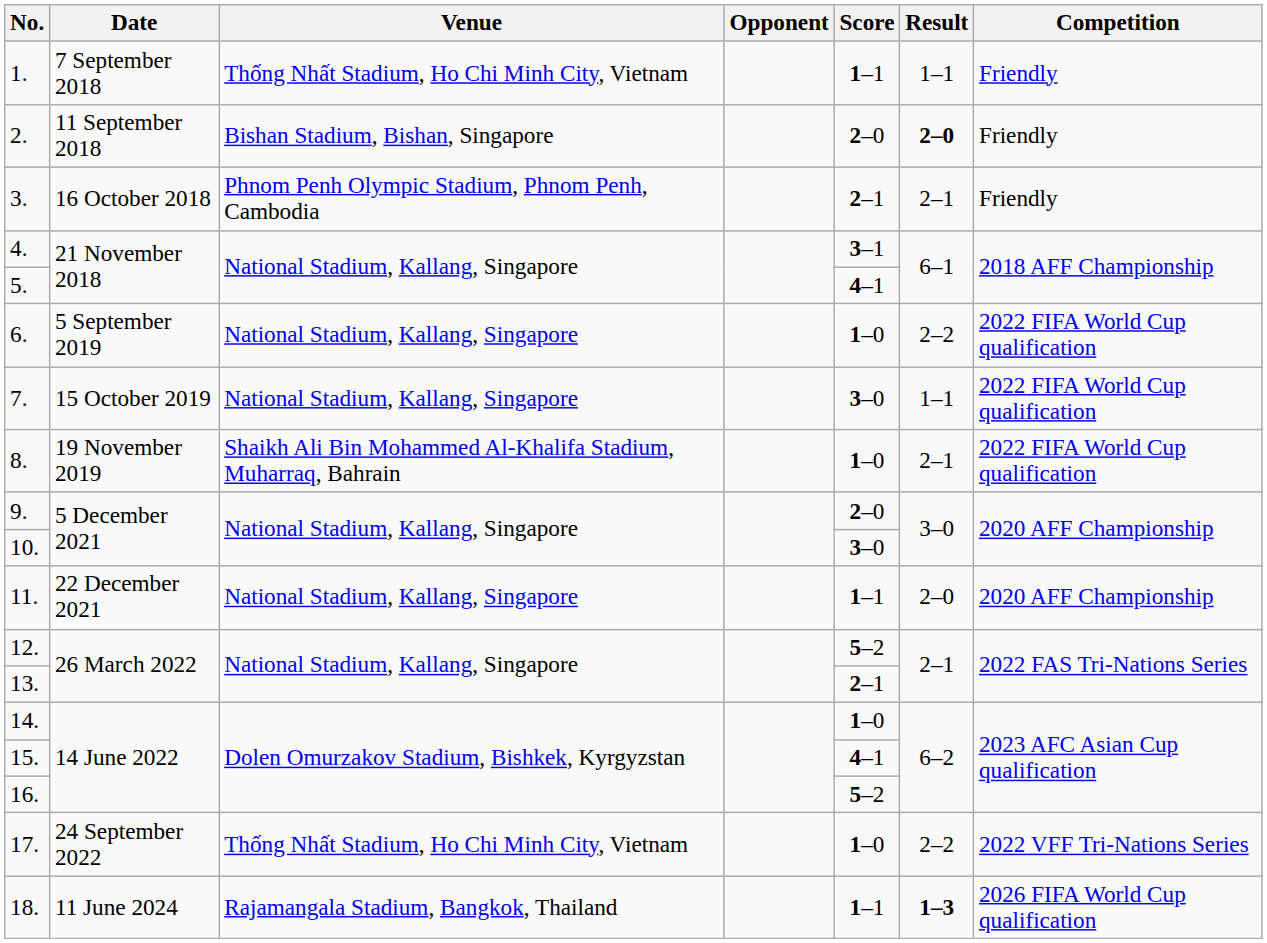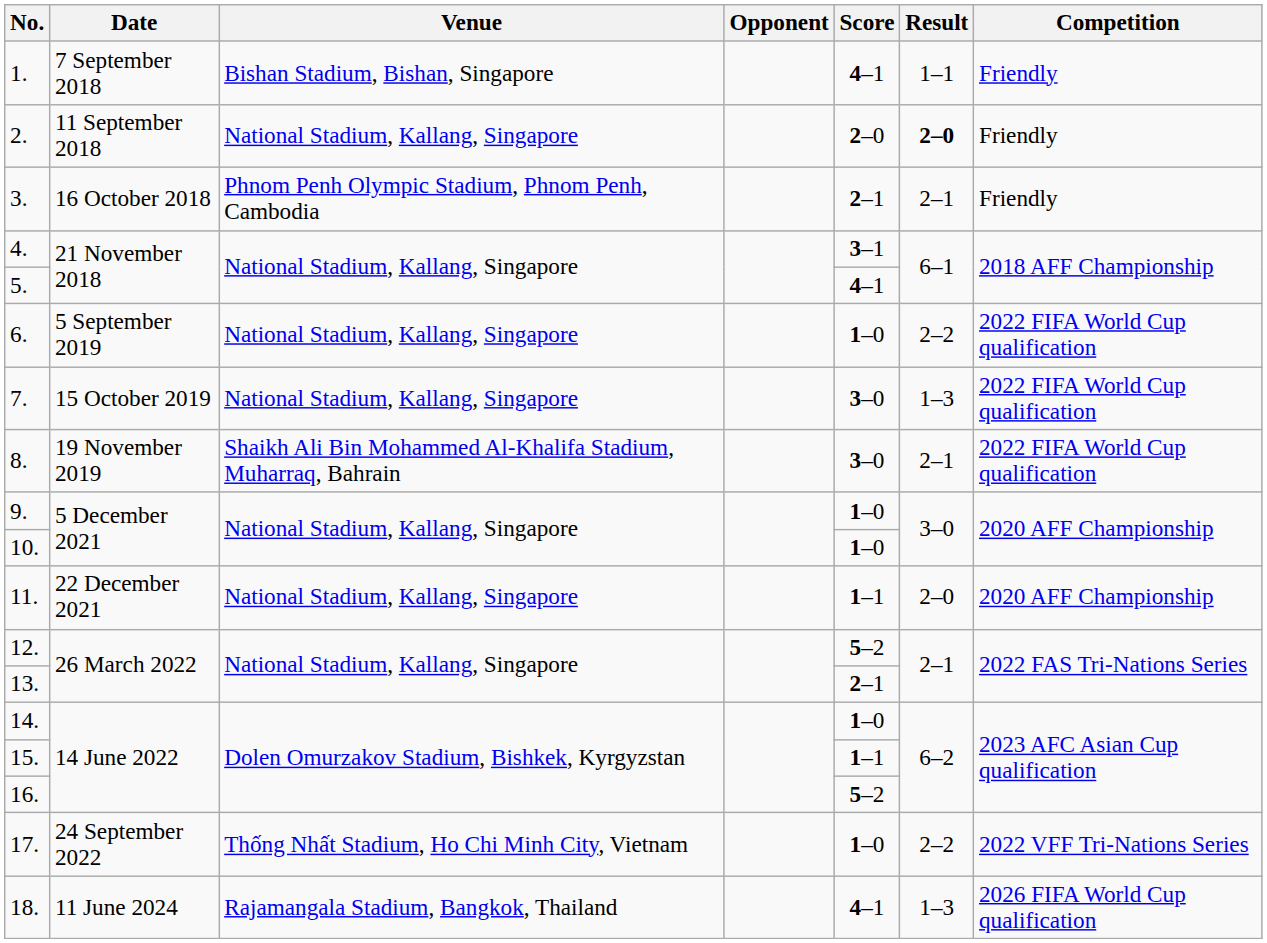(456, 72) Thống Nhất Stadium, Ho Chi Minh City, Vietnam -> (389, 72) Bishan Stadium, Bishan, Singapore
(867, 72) 1–1 -> (867, 72) 4–1
(389, 135) Bishan Stadium, Bishan, Singapore -> (401, 135) National Stadium, Kallang, Singapore
(937, 397) 1–1 -> (937, 397) 1–3
(867, 460) 1–0 -> (867, 460) 3–0
(867, 510) 2–0 -> (867, 510) 1–0
(867, 547) 3–0 -> (867, 547) 1–0
(867, 757) 4–1 -> (867, 757) 1–1
(867, 907) 1–1 -> (867, 907) 4–1
(937, 907) bold -> (937, 907) normal
